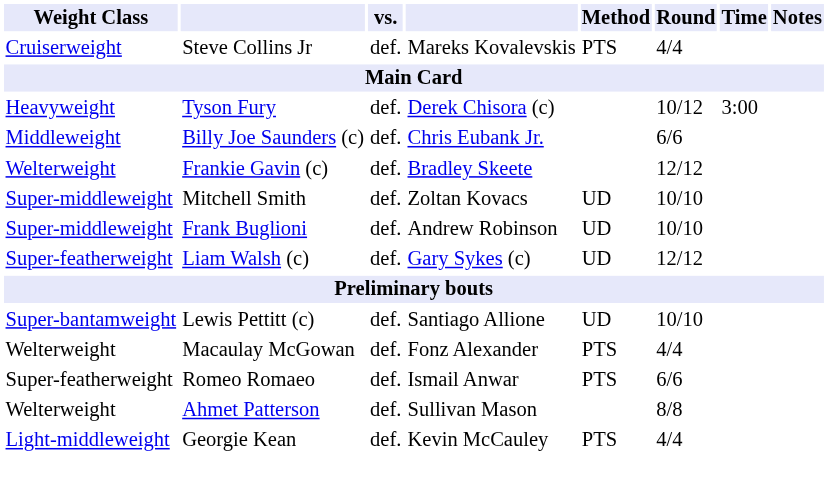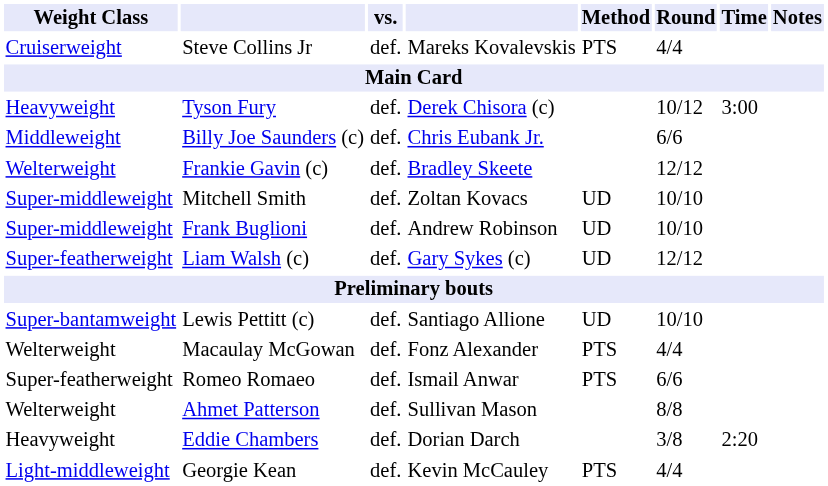+ row: (250, 440)
